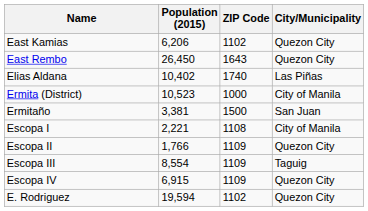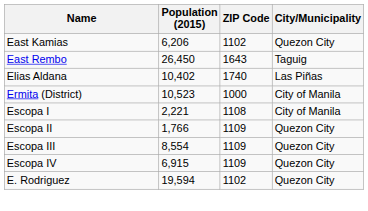(305, 59) Quezon City -> (291, 59) Taguig
- row: (29, 111)
(291, 163) Taguig -> (305, 146) Quezon City
